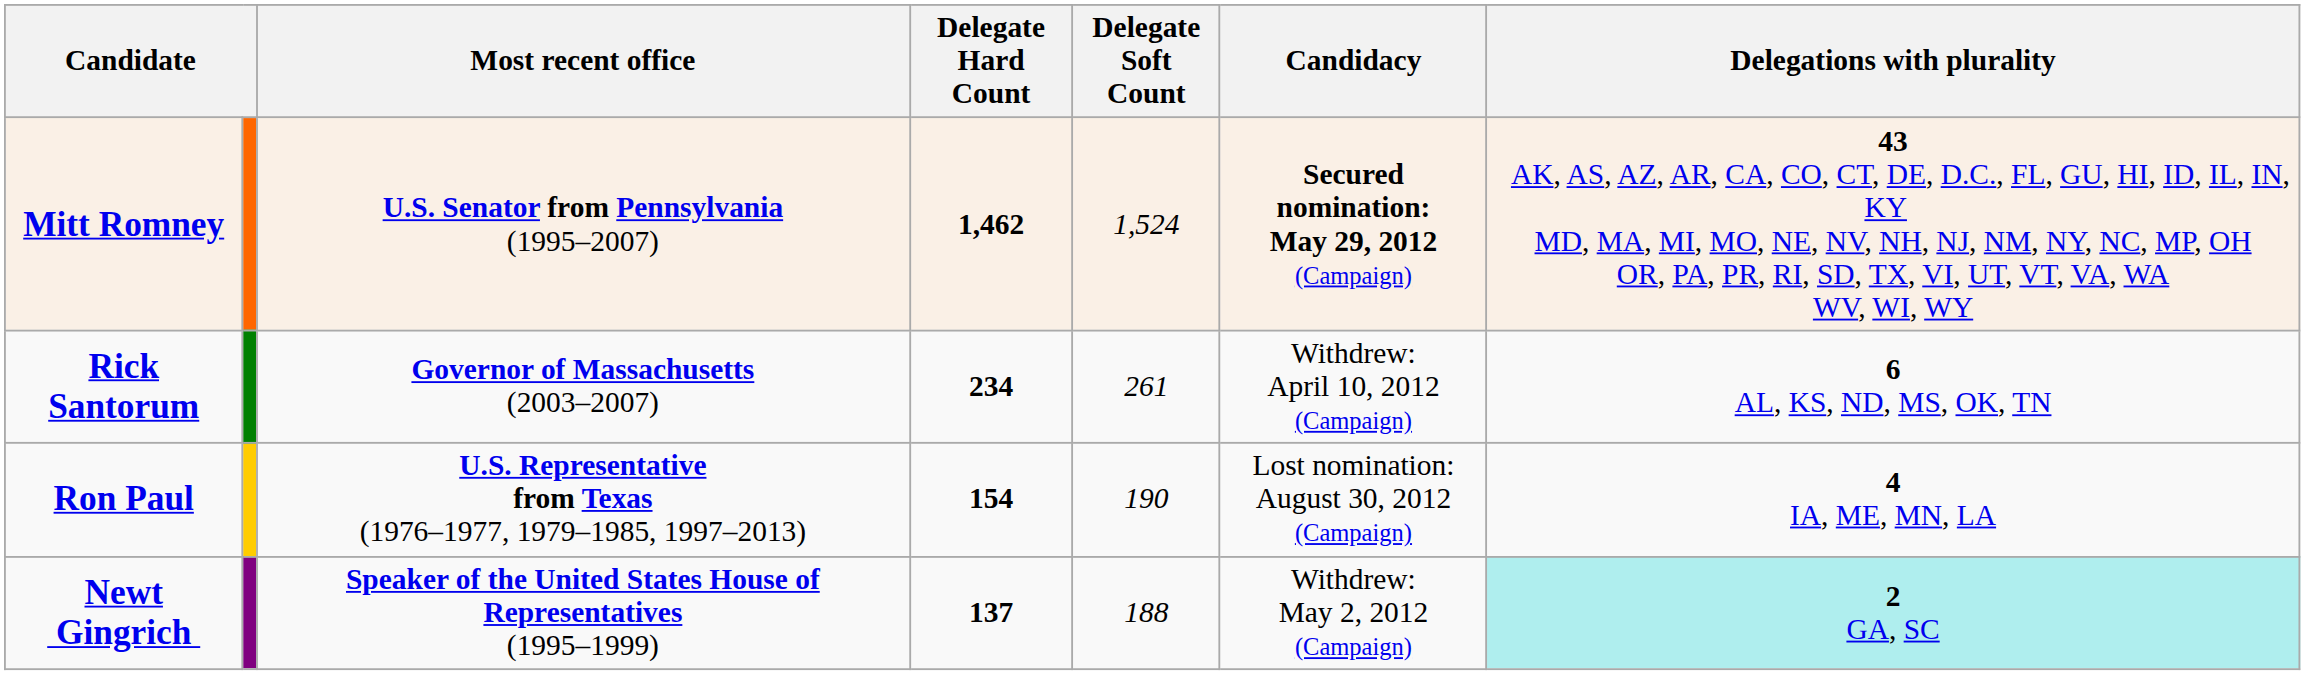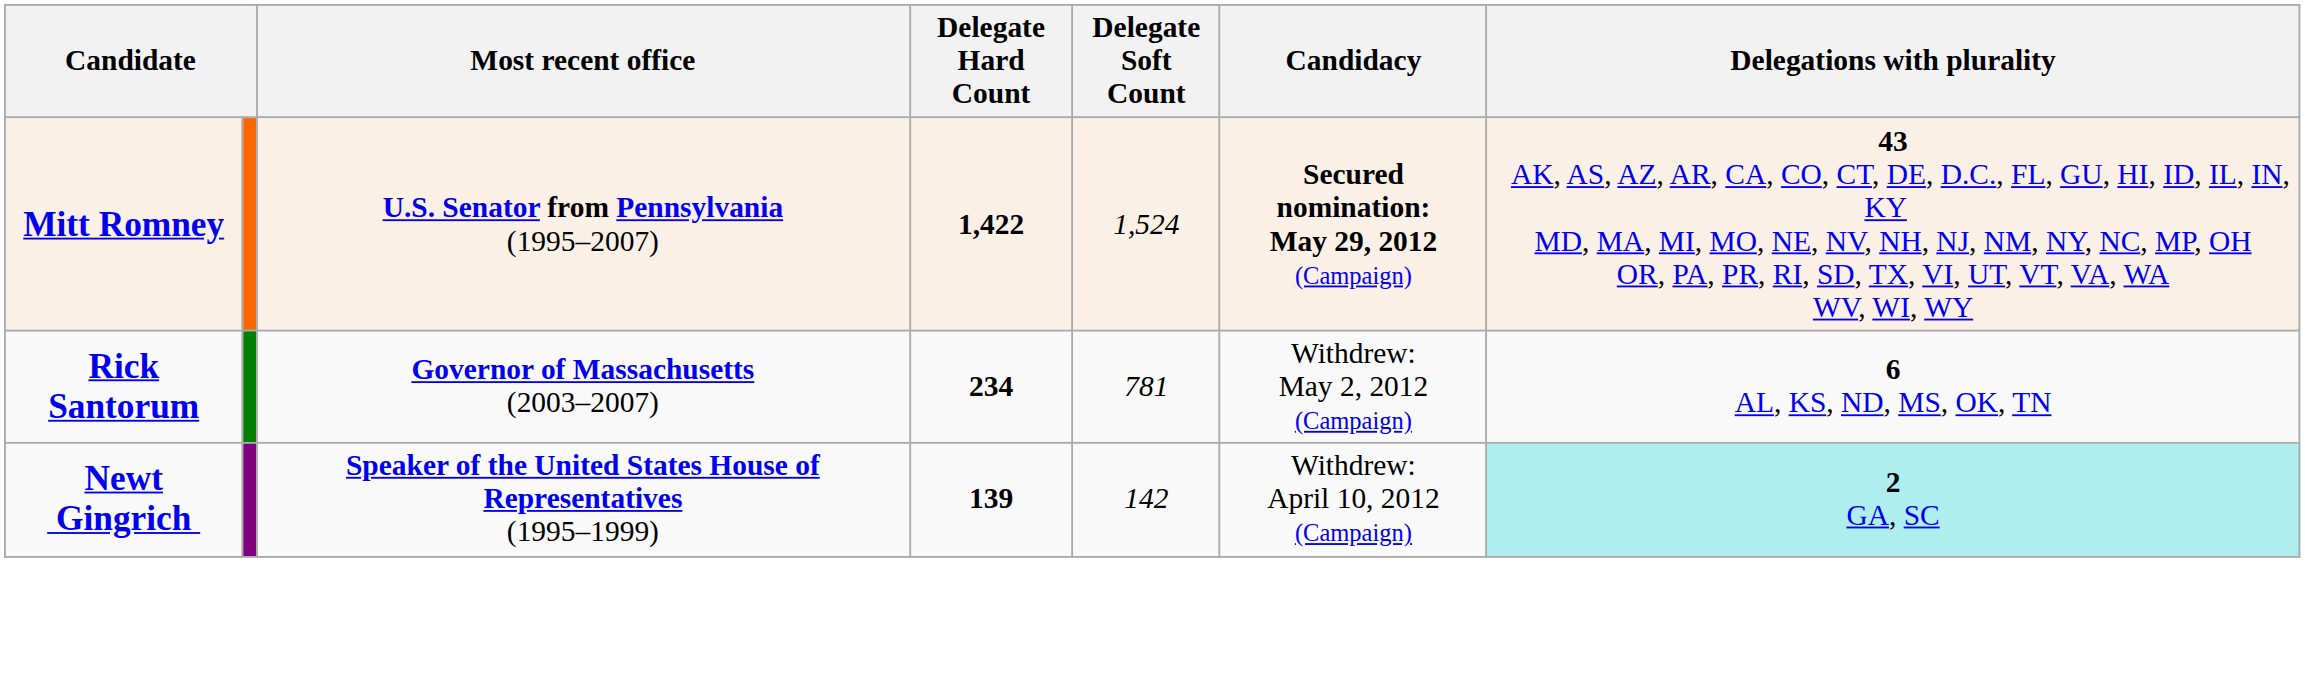(991, 223) 1,462 -> (991, 223) 1,422
(1146, 386) 261 -> (1146, 386) 781
(1353, 386) Withdrew: April 10, 2012 (Campaign) -> (1353, 386) Withdrew: May 2, 2012 (Campaign)
- row: (124, 499)
(991, 612) 137 -> (991, 499) 139
(1146, 612) 188 -> (1146, 499) 142
(1353, 612) Withdrew: May 2, 2012 (Campaign) -> (1353, 499) Withdrew: April 10, 2012 (Campaign)
